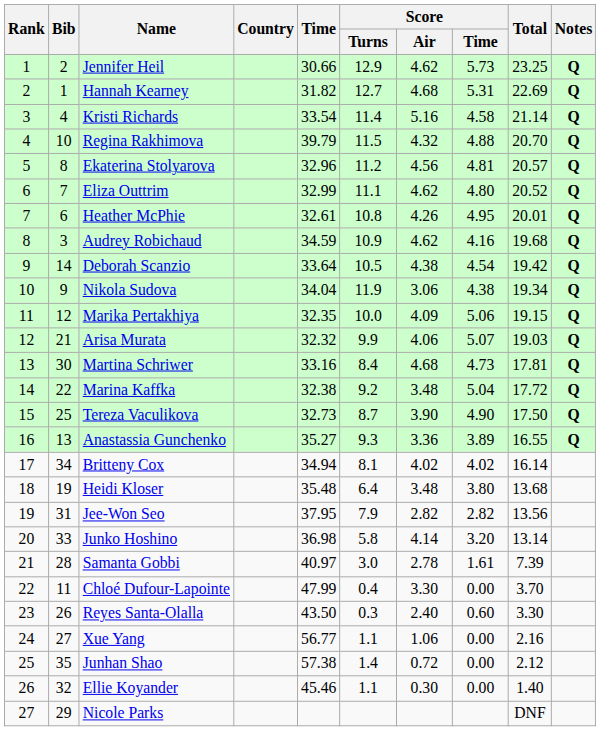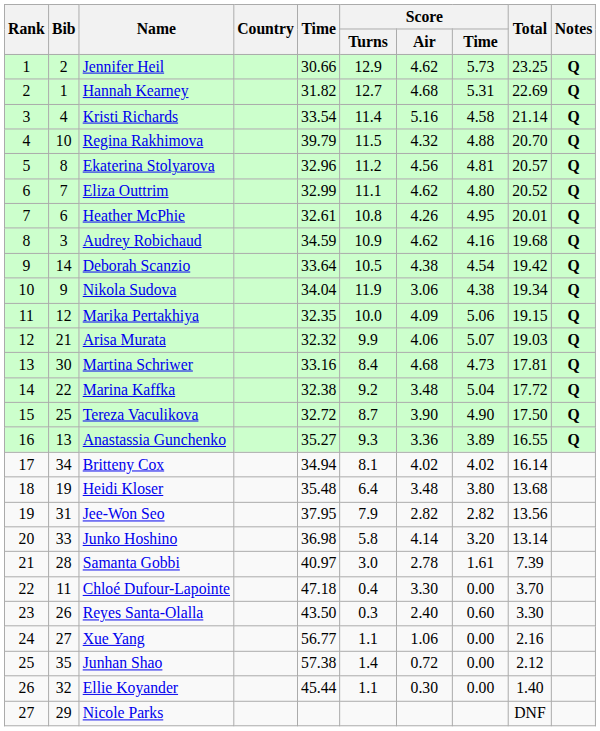(319, 414) 32.73 -> (319, 414) 32.72
(319, 588) 47.99 -> (319, 588) 47.18
(319, 688) 45.46 -> (319, 688) 45.44
